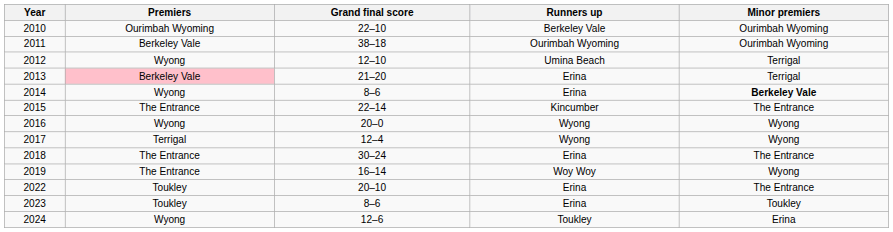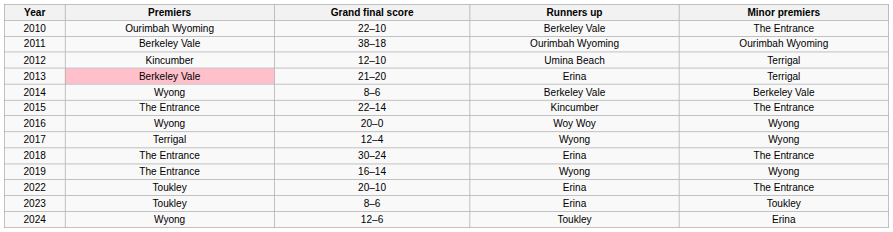(784, 29) Ourimbah Wyoming -> (784, 29) The Entrance
(170, 60) Wyong -> (170, 60) Kincumber
(575, 92) Erina -> (575, 92) Berkeley Vale
(784, 92) bold -> (784, 92) normal
(575, 124) Wyong -> (575, 124) Woy Woy
(575, 172) Woy Woy -> (575, 172) Wyong
